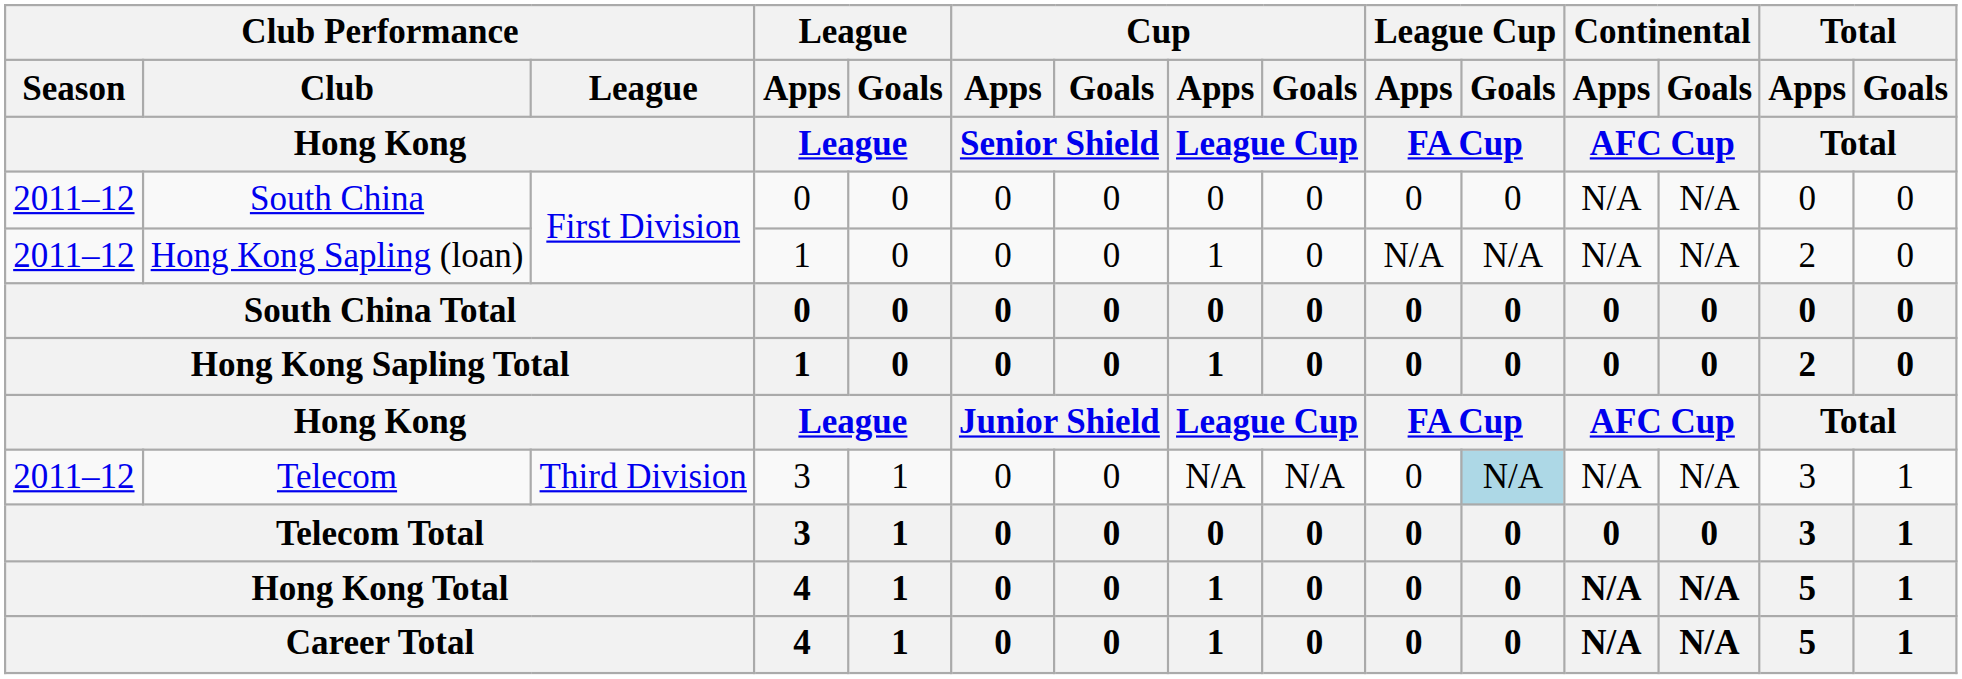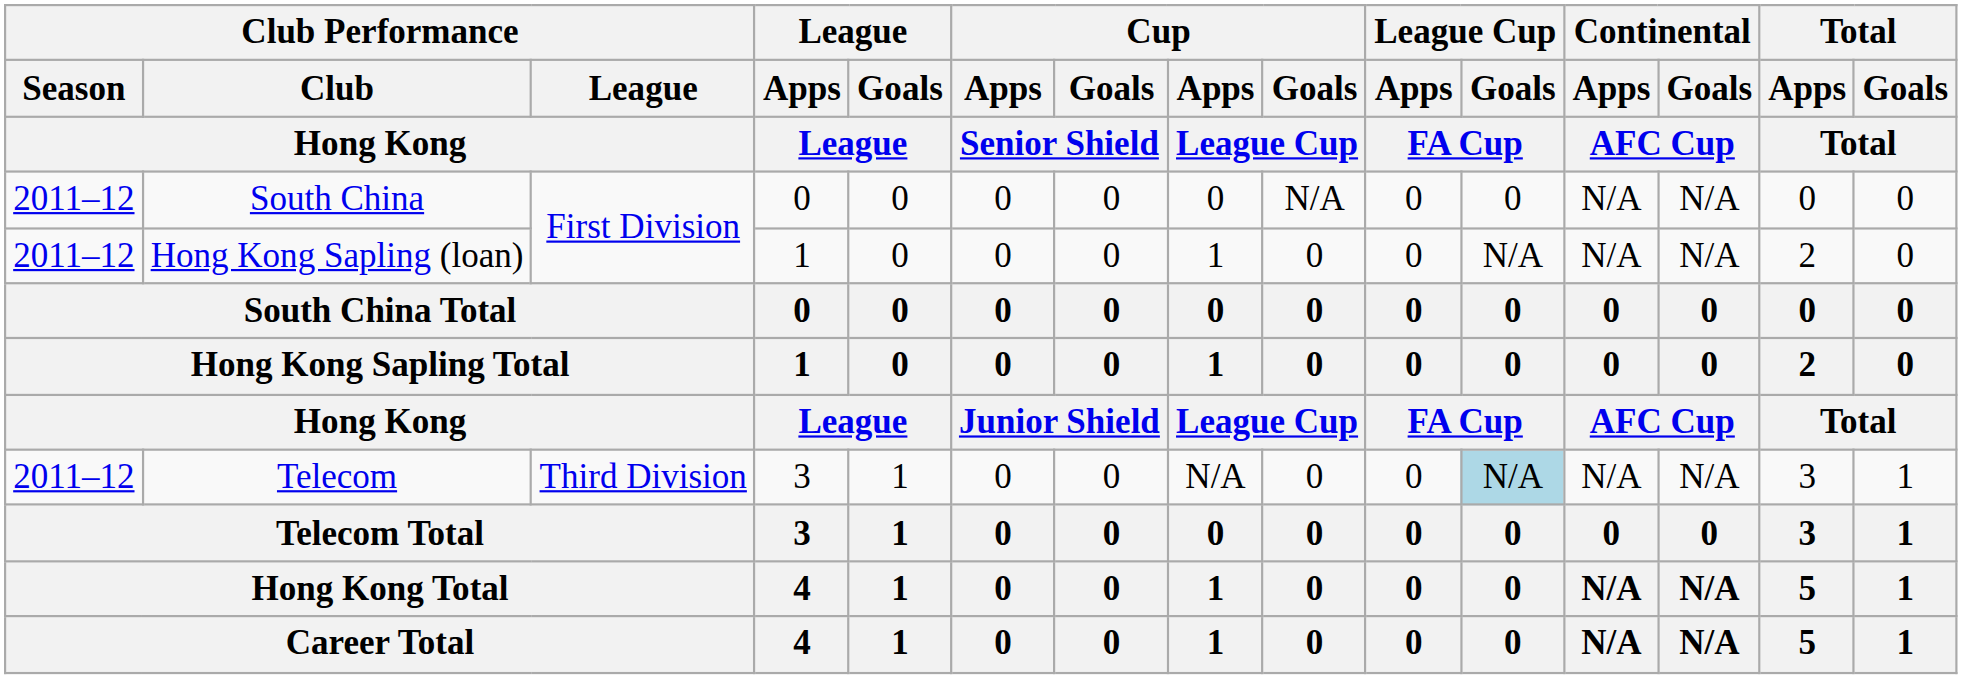(1315, 198) 0 -> (1315, 198) N/A
(1414, 254) N/A -> (1414, 254) 0
(1315, 476) N/A -> (1315, 476) 0
